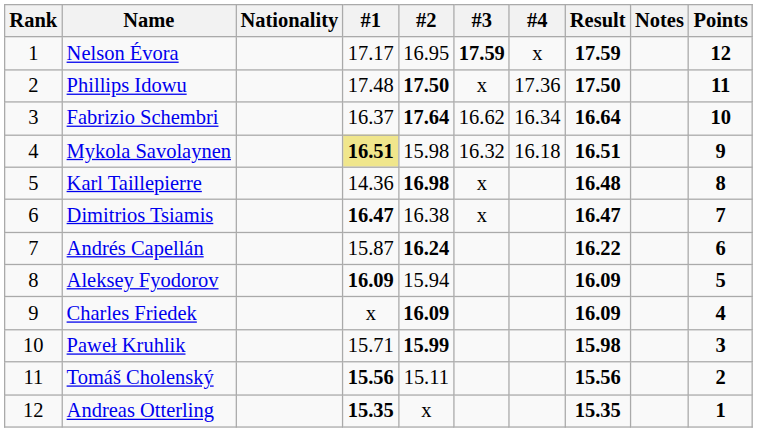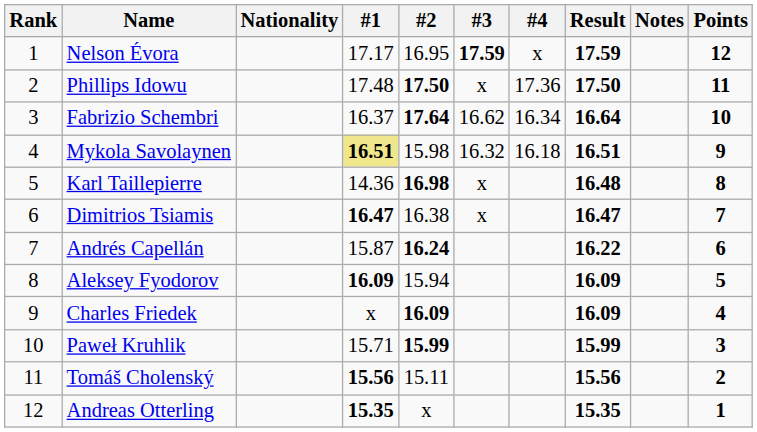(598, 345) 15.98 -> (598, 345) 15.99
